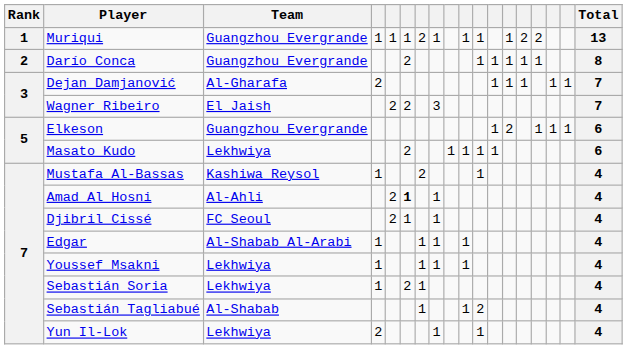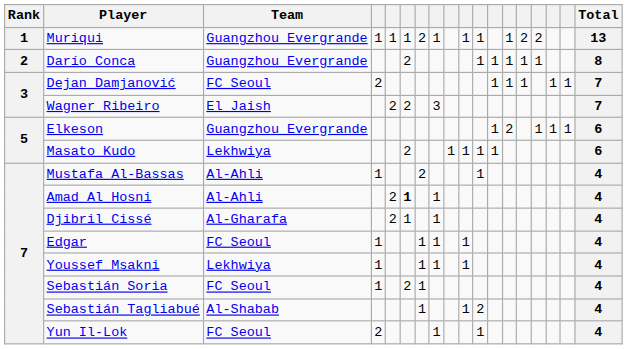(247, 83) Al-Gharafa -> (239, 83) FC Seoul
(263, 174) Kashiwa Reysol -> (235, 174) Al-Ahli
(239, 219) FC Seoul -> (247, 219) Al-Gharafa
(279, 242) Al-Shabab Al-Arabi -> (239, 242) FC Seoul
(239, 287) Lekhwiya -> (239, 287) FC Seoul
(239, 332) Lekhwiya -> (239, 332) FC Seoul
